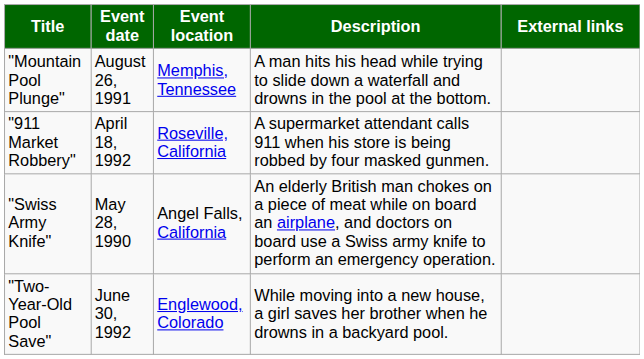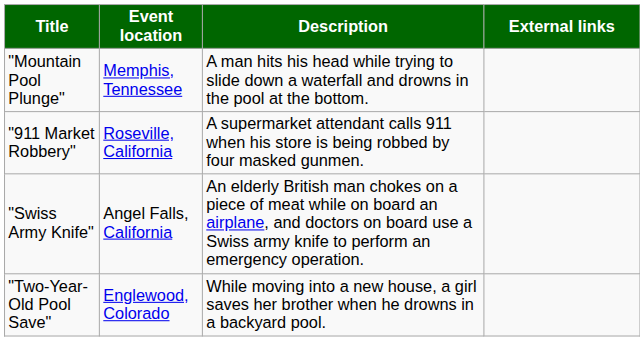- column: (122, 26)
